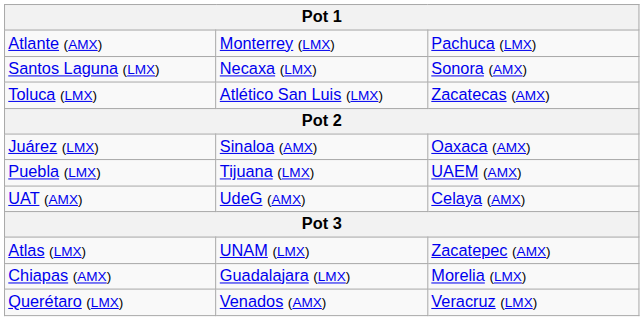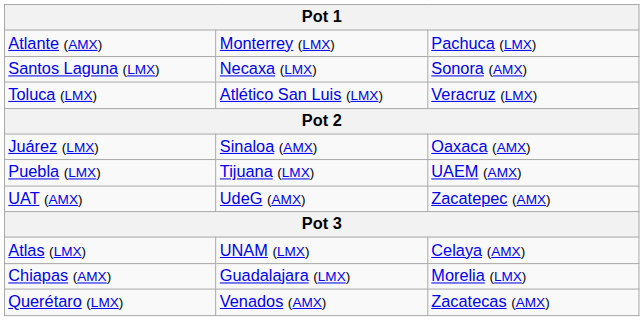(491, 95) Zacatecas (AMX) -> (484, 95) Veracruz (LMX)
(478, 198) Celaya (AMX) -> (491, 198) Zacatepec (AMX)
(491, 250) Zacatepec (AMX) -> (478, 250) Celaya (AMX)
(484, 302) Veracruz (LMX) -> (491, 302) Zacatecas (AMX)
